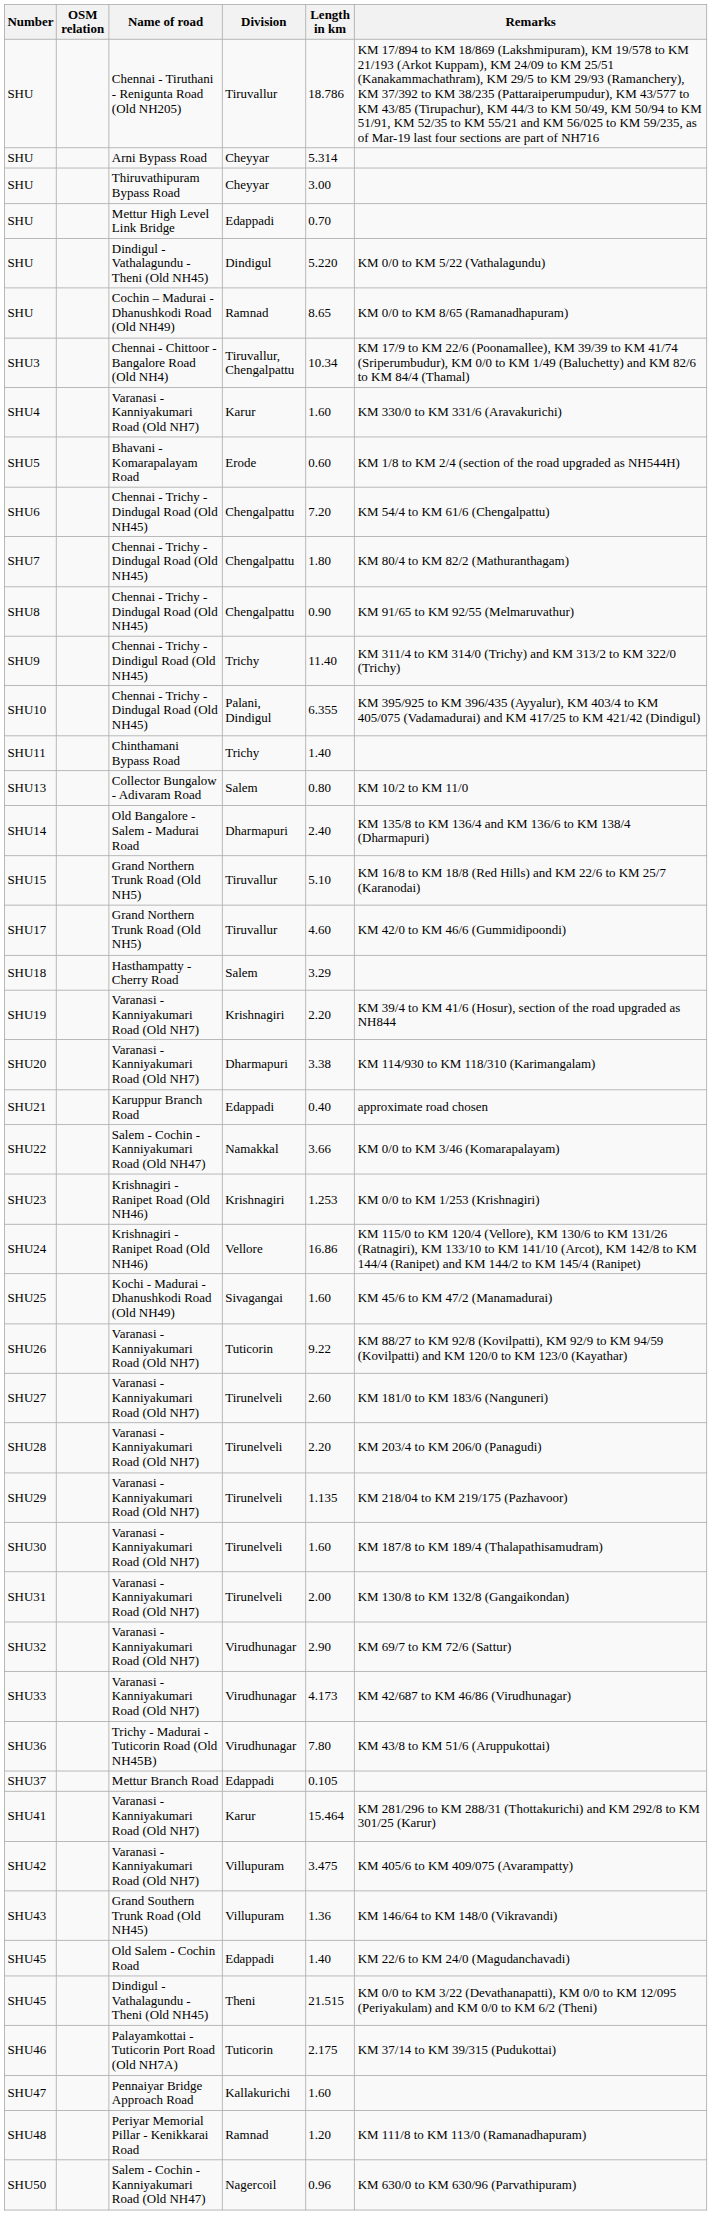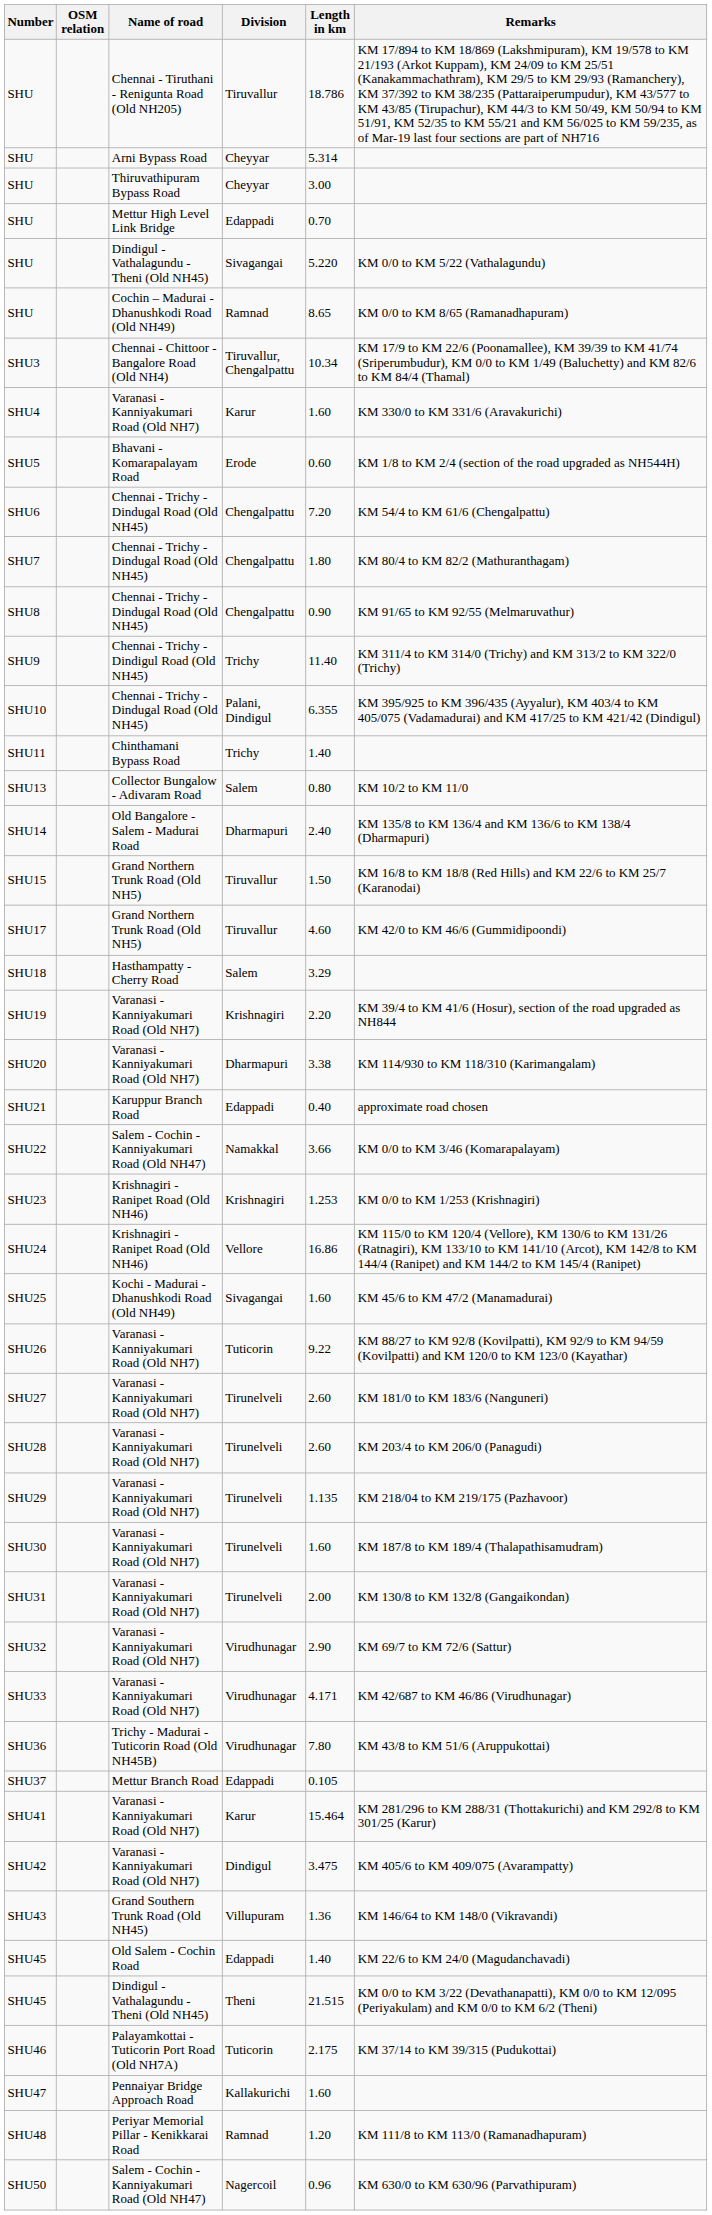(248, 263) Dindigul -> (254, 263) Sivagangai
(320, 880) 5.10 -> (320, 880) 1.50
(320, 1447) 2.20 -> (320, 1447) 2.60
(323, 1696) 4.173 -> (323, 1696) 4.171
(255, 1866) Villupuram -> (248, 1866) Dindigul
